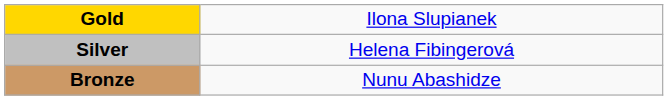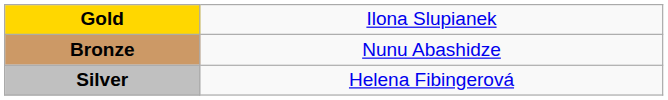rows swapped: (102, 49) <-> (102, 79)
